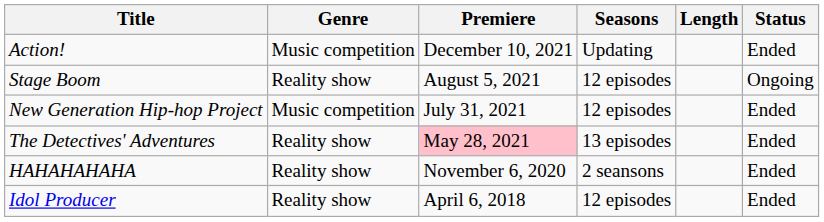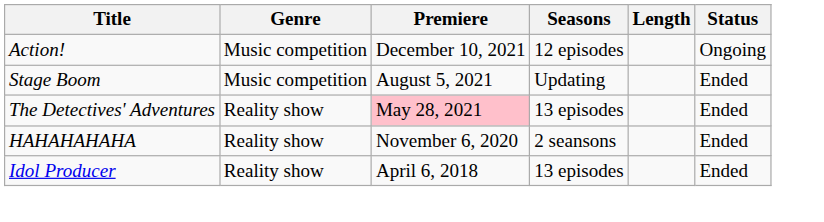(617, 49) Updating -> (579, 49) 12 episodes
(771, 49) Ended -> (733, 49) Ongoing
(321, 79) Reality show -> (295, 79) Music competition
(627, 79) 12 episodes -> (570, 79) Updating
(780, 79) Ongoing -> (724, 79) Ended
- row: (136, 110)
(627, 200) 12 episodes -> (579, 170) 13 episodes
